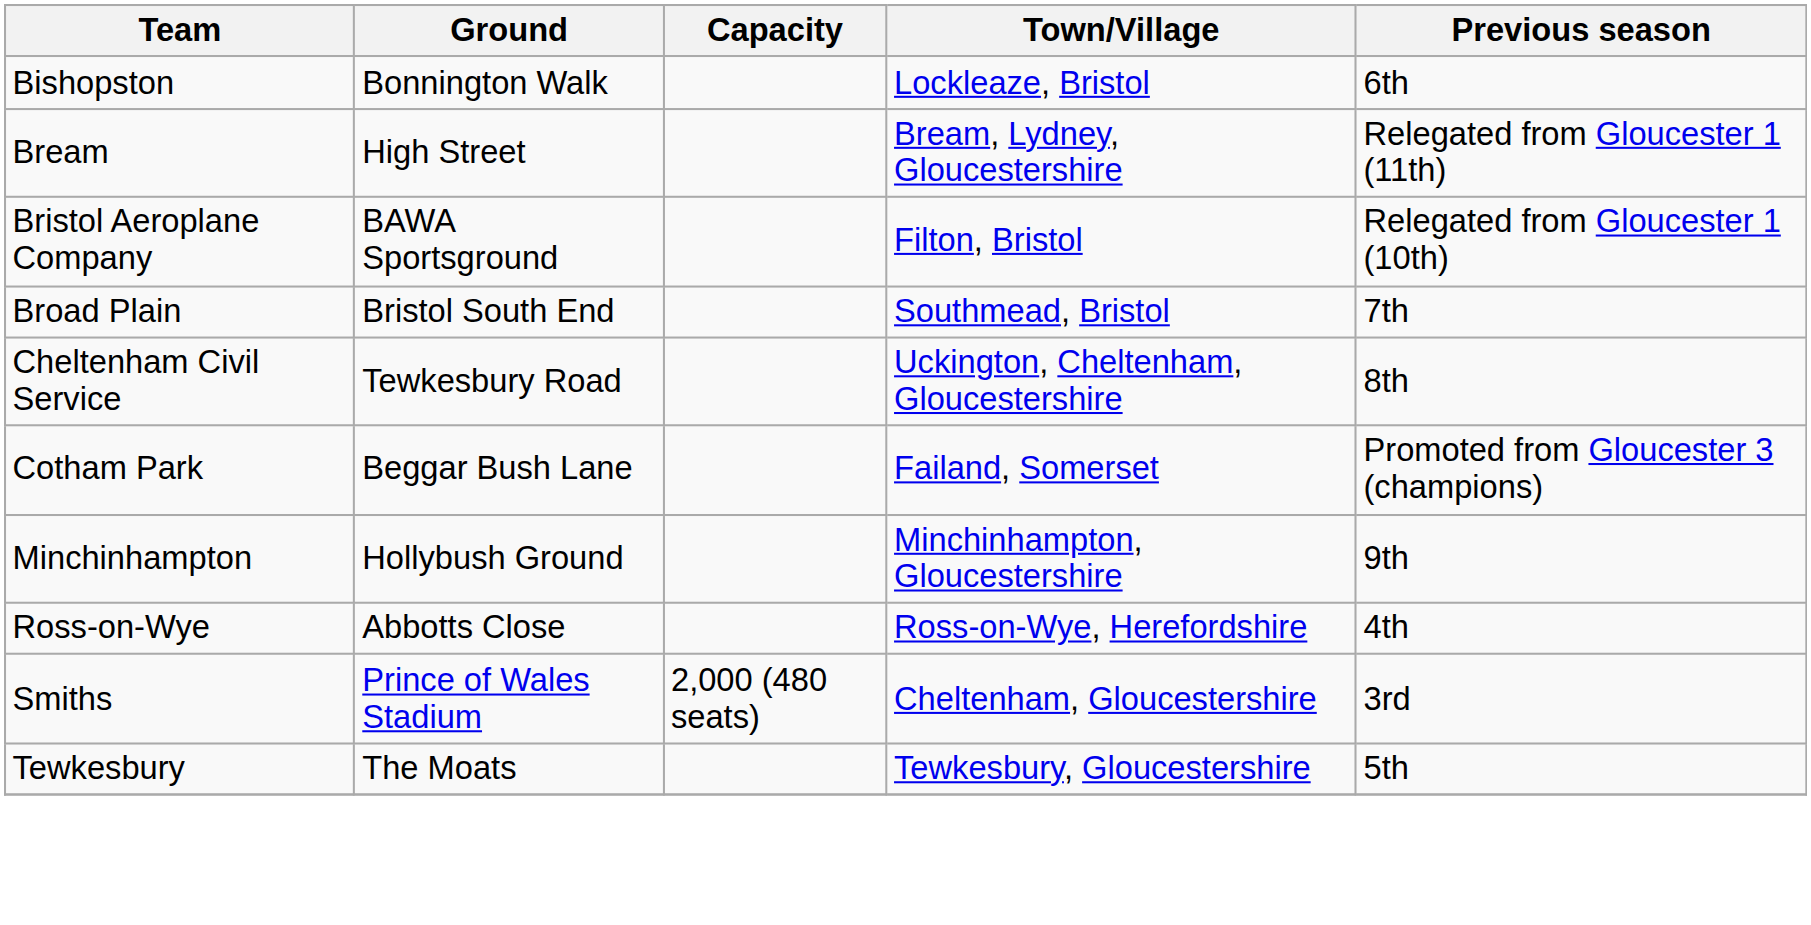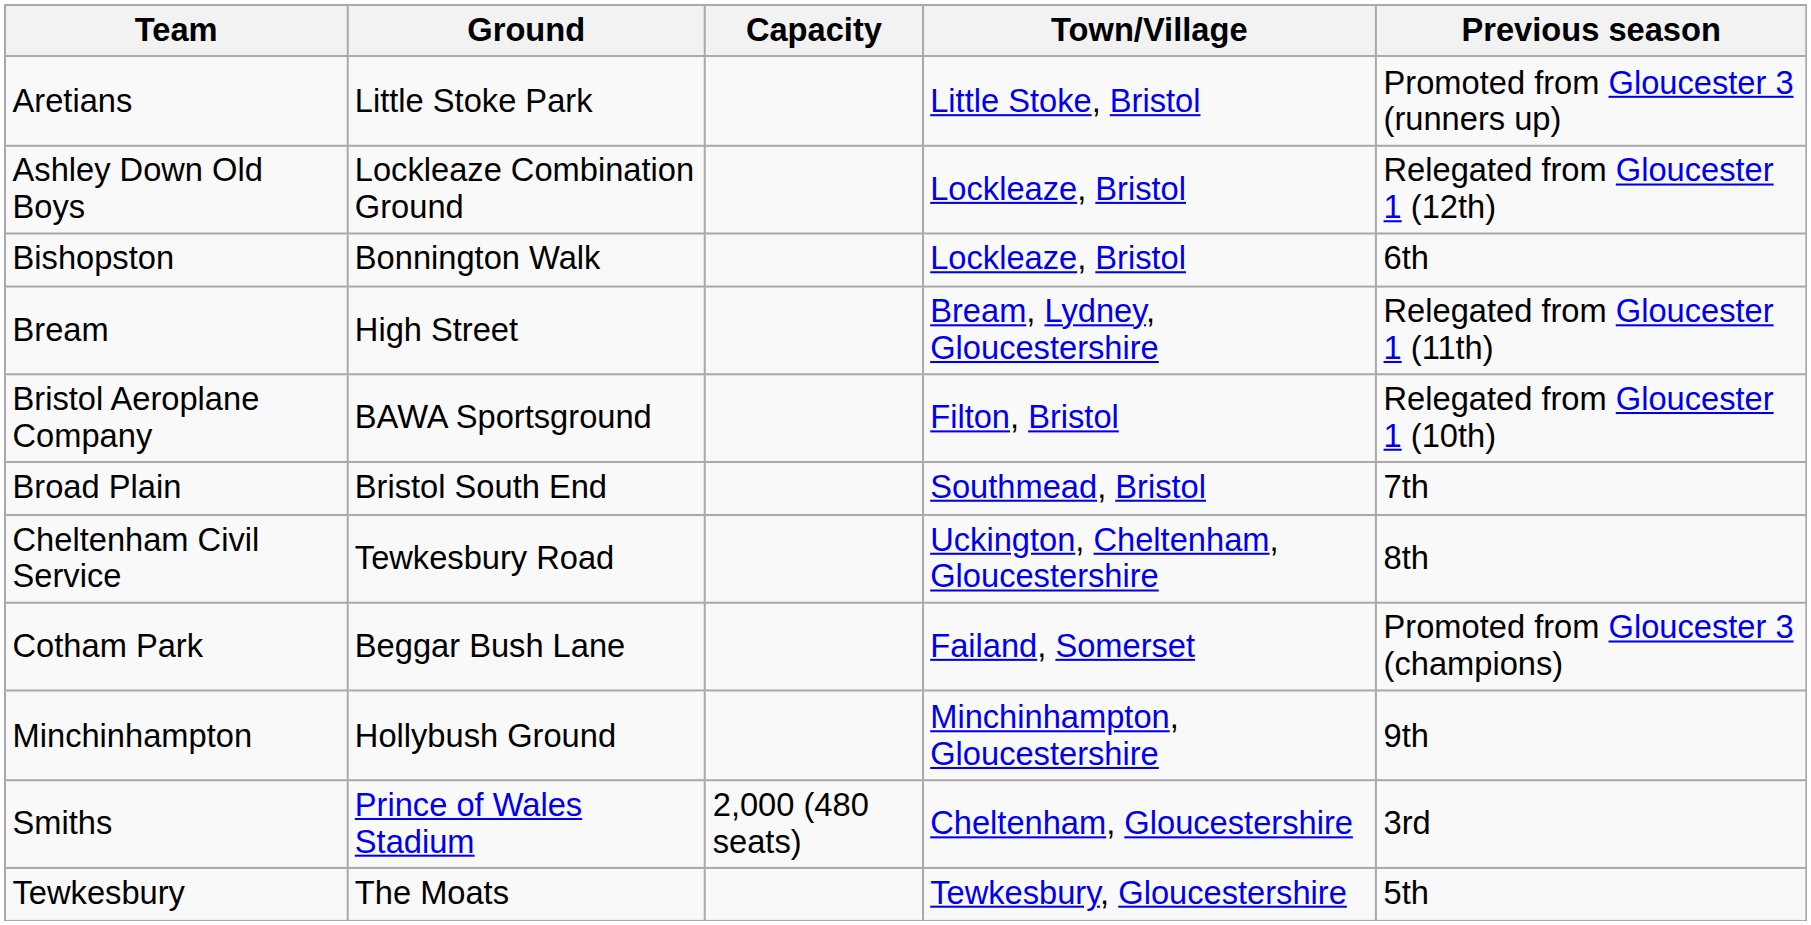+ row: (72, 100)
+ row: (138, 188)
- row: (111, 628)
